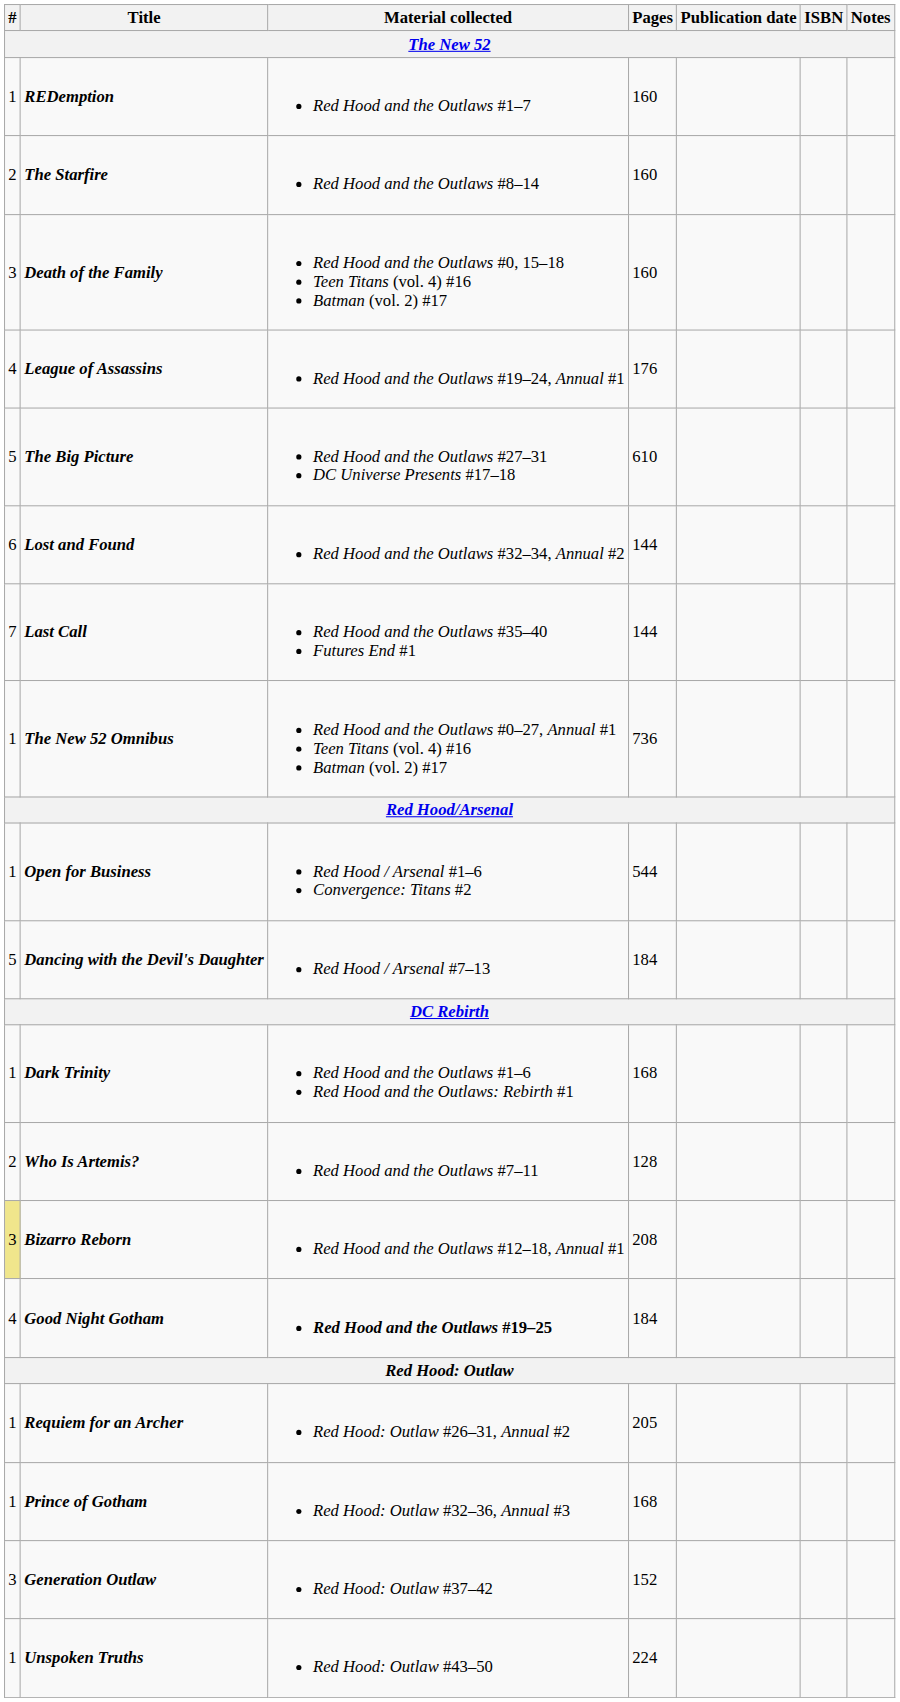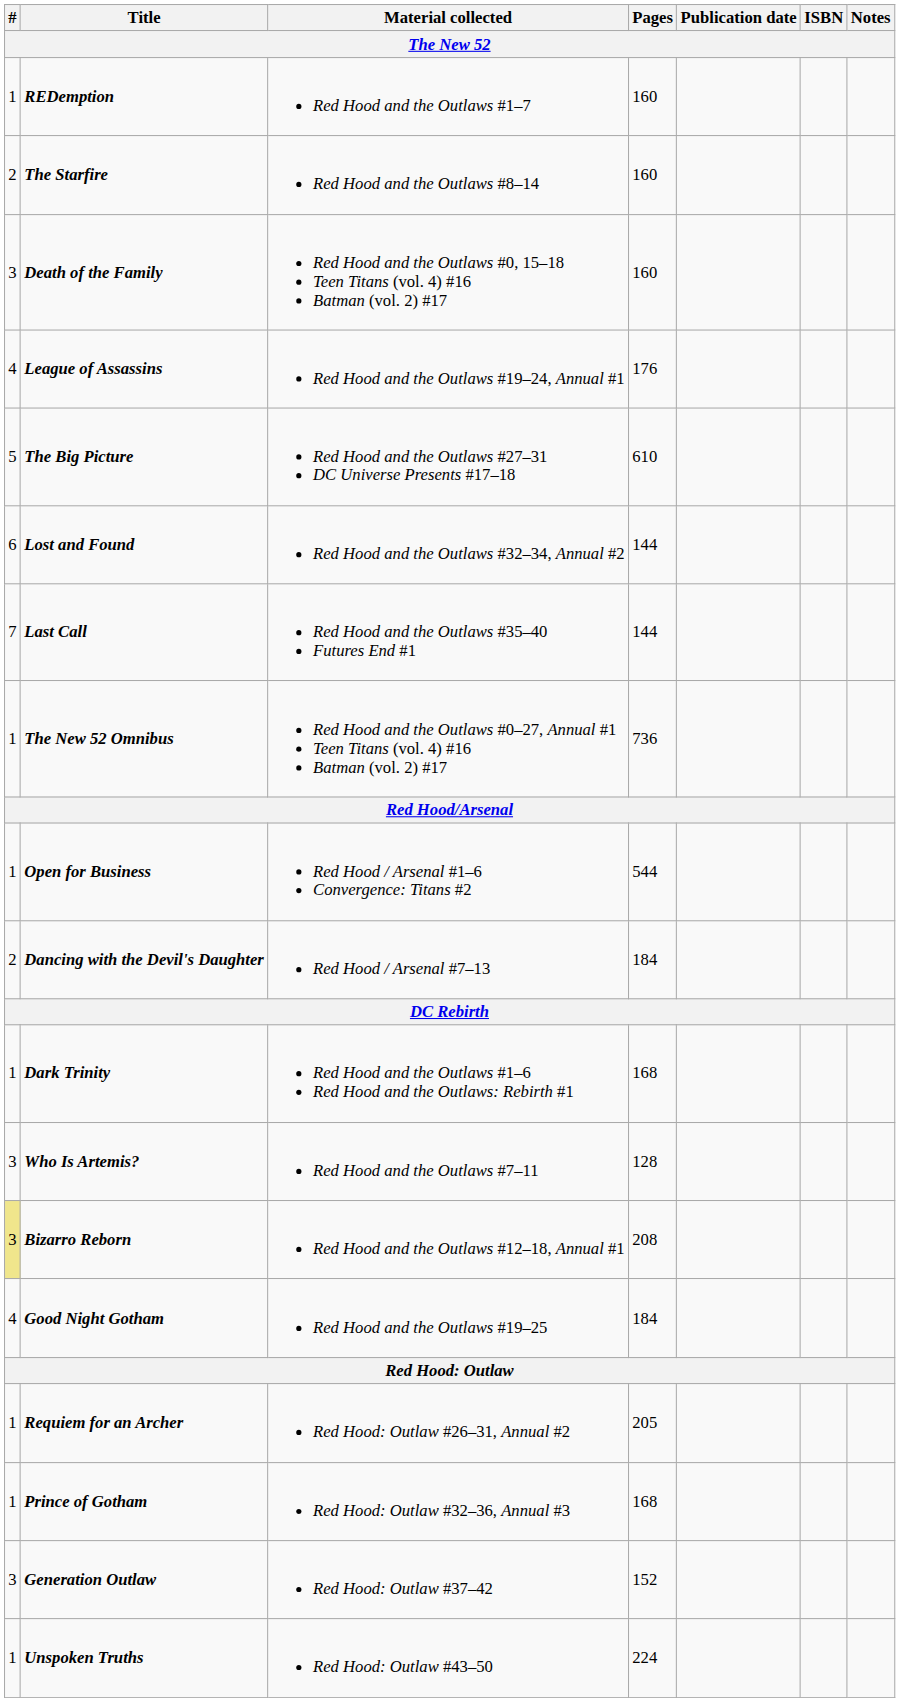(13, 959) 5 -> (13, 959) 2
(13, 1161) 2 -> (13, 1161) 3
(448, 1327) bold -> (448, 1327) normal
